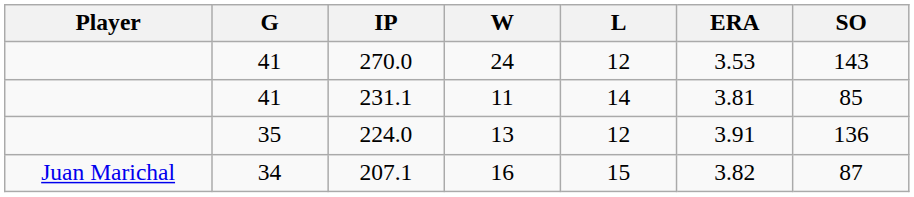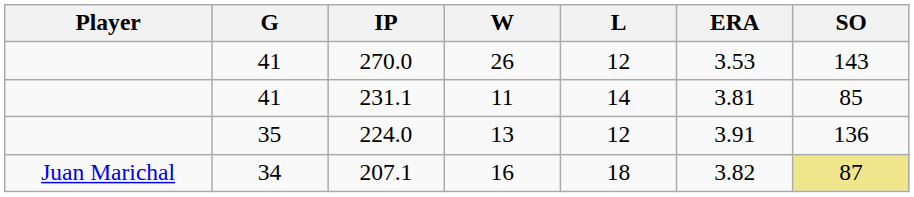(502, 60) 24 -> (502, 60) 26
(618, 172) 15 -> (618, 172) 18
(851, 172) no background -> (851, 172) khaki background
